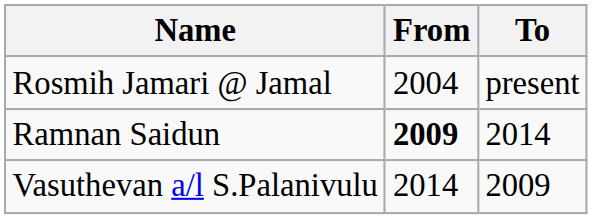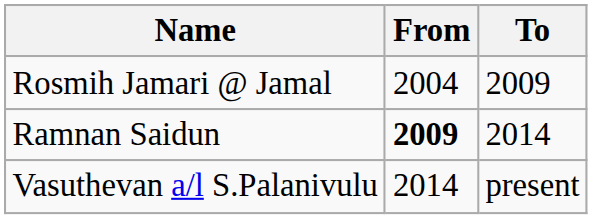(533, 82) present -> (518, 82) 2009
(518, 185) 2009 -> (533, 185) present
